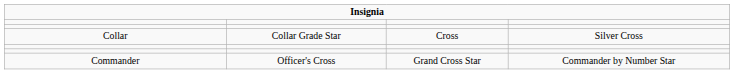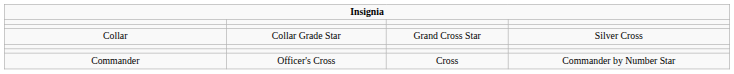(447, 36) Cross -> (447, 36) Grand Cross Star
(447, 61) Grand Cross Star -> (447, 61) Cross
